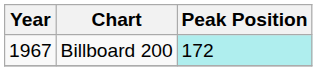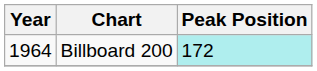(30, 50) 1967 -> (30, 50) 1964
